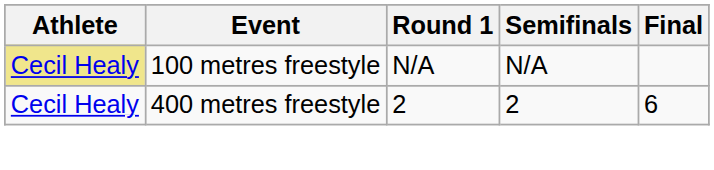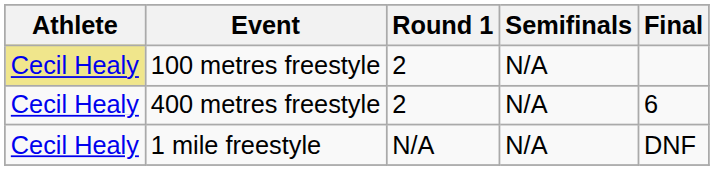(413, 65) N/A -> (399, 65) 2
(512, 105) 2 -> (526, 105) N/A
+ row: (236, 145)
